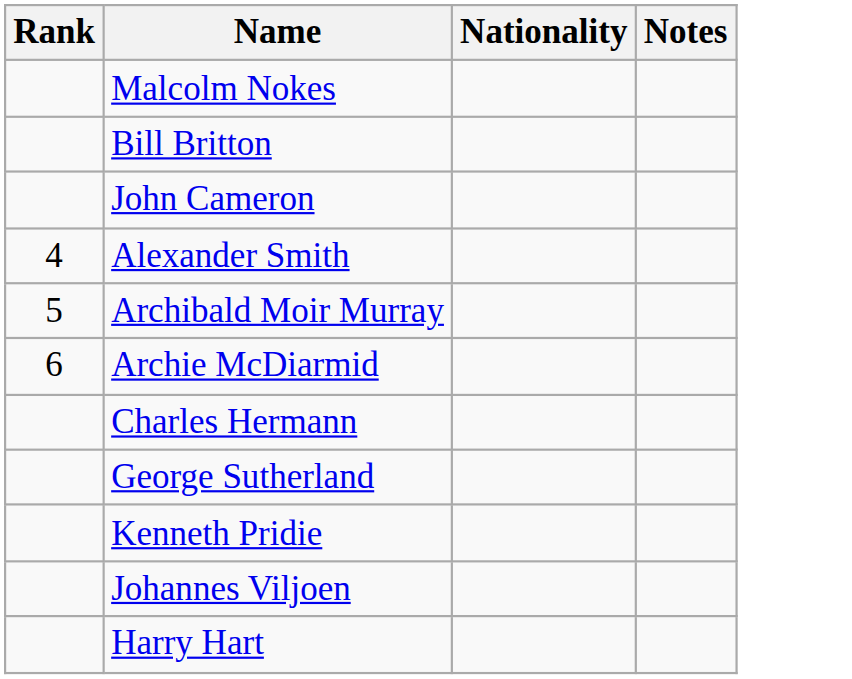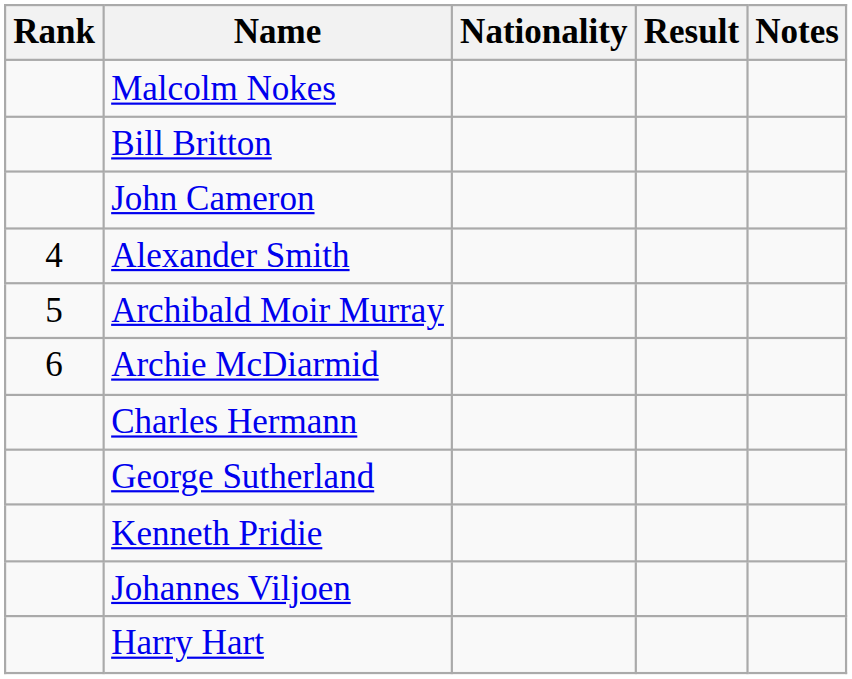+ column: (691, 32)
